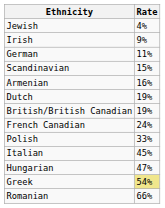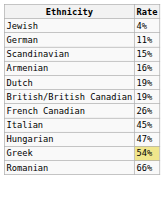- row: (20, 40)
(144, 125) 24% -> (144, 111) 26%
- row: (22, 139)
